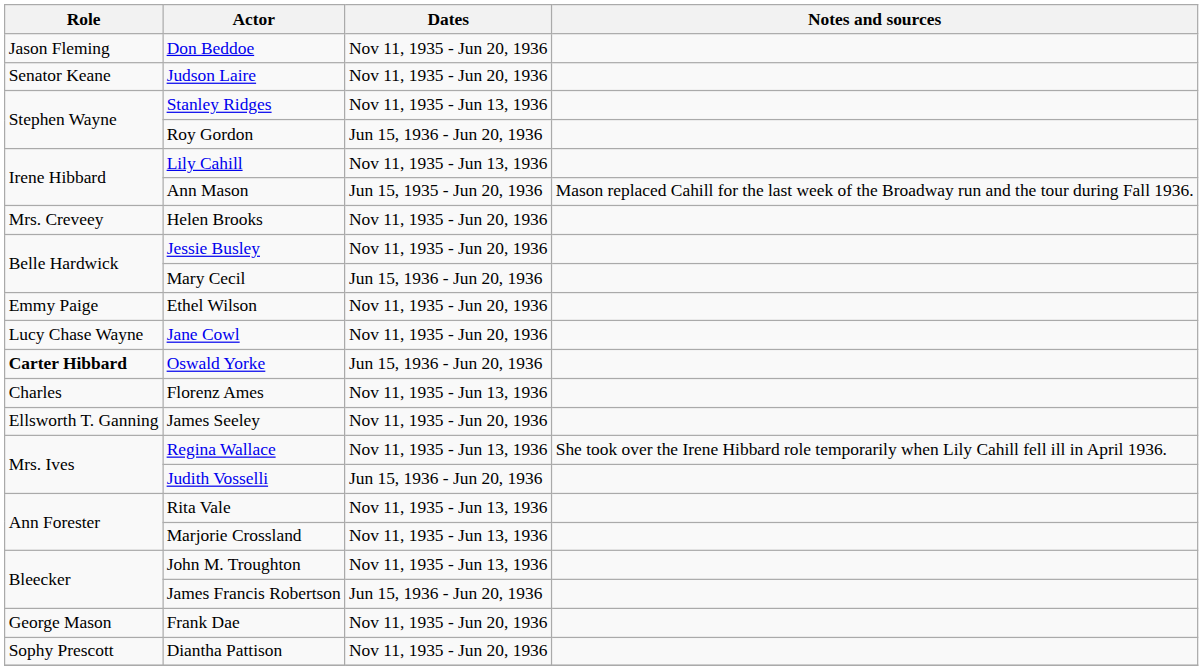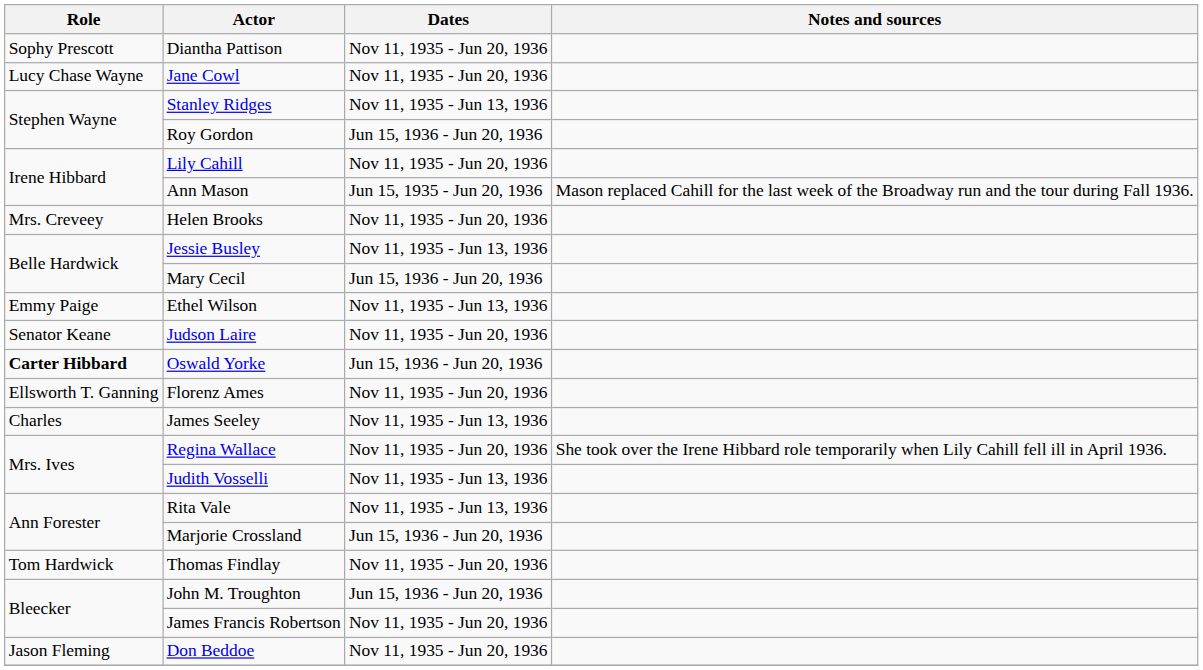rows swapped: (224, 651) <-> (210, 47)
rows swapped: (203, 335) <-> (211, 76)
(448, 162) Nov 11, 1935 - Jun 13, 1936 -> (448, 162) Nov 11, 1935 - Jun 20, 1936
(448, 249) Nov 11, 1935 - Jun 20, 1936 -> (448, 249) Nov 11, 1935 - Jun 13, 1936
(448, 306) Nov 11, 1935 - Jun 20, 1936 -> (448, 306) Nov 11, 1935 - Jun 13, 1936
(35, 392) Charles -> (84, 392) Ellsworth T. Ganning
(448, 392) Nov 11, 1935 - Jun 13, 1936 -> (448, 392) Nov 11, 1935 - Jun 20, 1936
(84, 421) Ellsworth T. Ganning -> (35, 421) Charles
(448, 421) Nov 11, 1935 - Jun 20, 1936 -> (448, 421) Nov 11, 1935 - Jun 13, 1936
(448, 450) Nov 11, 1935 - Jun 13, 1936 -> (448, 450) Nov 11, 1935 - Jun 20, 1936
(446, 479) Jun 15, 1936 - Jun 20, 1936 -> (448, 479) Nov 11, 1935 - Jun 13, 1936
(448, 536) Nov 11, 1935 - Jun 13, 1936 -> (446, 536) Jun 15, 1936 - Jun 20, 1936
+ row: (223, 565)
(448, 565) Nov 11, 1935 - Jun 13, 1936 -> (446, 594) Jun 15, 1936 - Jun 20, 1936
(446, 594) Jun 15, 1936 - Jun 20, 1936 -> (448, 622) Nov 11, 1935 - Jun 20, 1936
- row: (203, 622)
